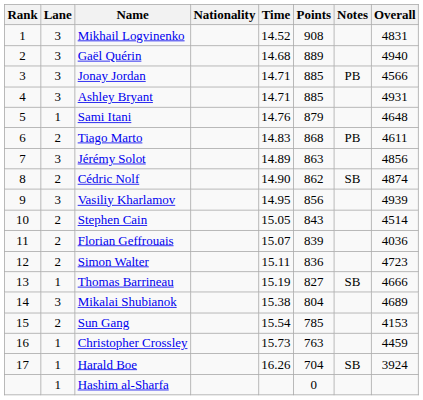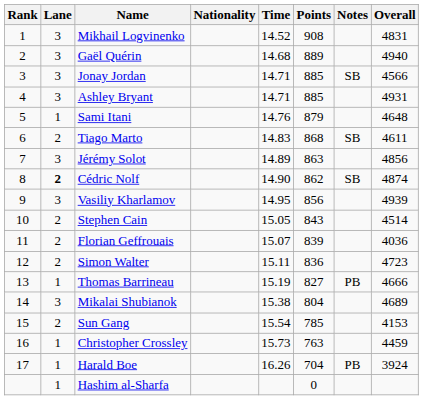(352, 76) PB -> (352, 76) SB
(352, 138) PB -> (352, 138) SB
(58, 179) normal -> (58, 179) bold
(352, 281) SB -> (352, 281) PB
(352, 364) SB -> (352, 364) PB
